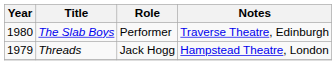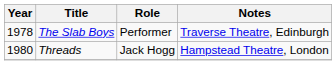(20, 32) 1980 -> (20, 32) 1978
(20, 50) 1979 -> (20, 50) 1980
